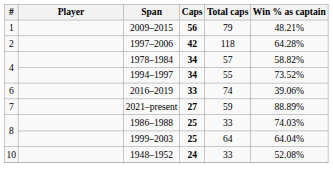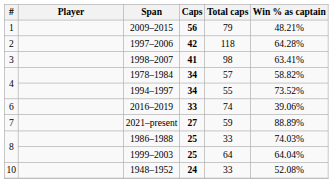+ row: (152, 59)
